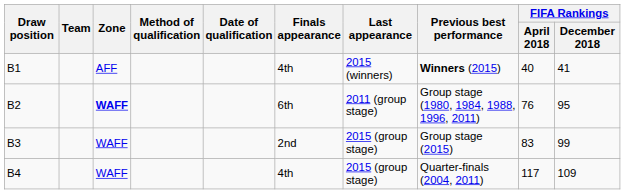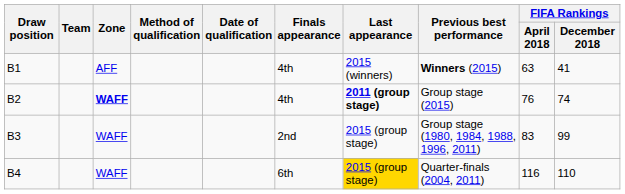(528, 68) 40 -> (528, 68) 63
(285, 105) 6th -> (285, 99) 4th
(376, 105) normal -> (378, 99) bold
(468, 105) Group stage (1980, 1984, 1988, 1996, 2011) -> (452, 99) Group stage (2015)
(564, 105) 95 -> (564, 99) 74
(451, 143) Group stage (2015) -> (468, 136) Group stage (1980, 1984, 1988, 1996, 2011)
(285, 173) 4th -> (285, 173) 6th
(377, 173) no background -> (376, 173) gold background
(530, 173) 117 -> (530, 173) 116
(567, 173) 109 -> (567, 173) 110
